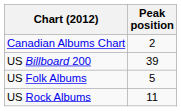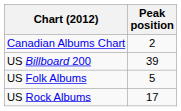(152, 97) 11 -> (152, 97) 17
